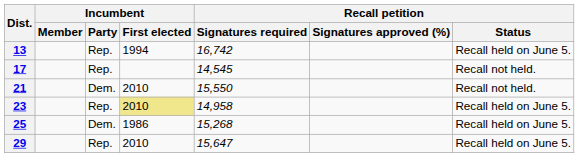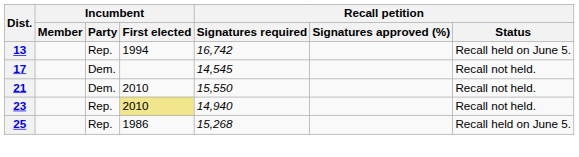(100, 69) Rep. -> (102, 69) Dem.
(215, 106) 14,958 -> (215, 106) 14,940
(513, 106) Recall held on June 5. -> (496, 106) Recall not held.
(102, 124) Dem. -> (100, 124) Rep.
- row: (20, 143)
